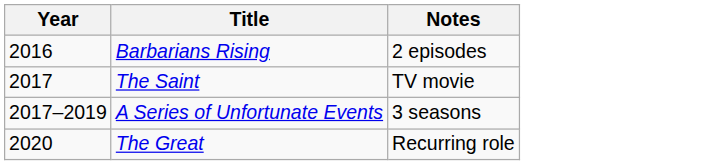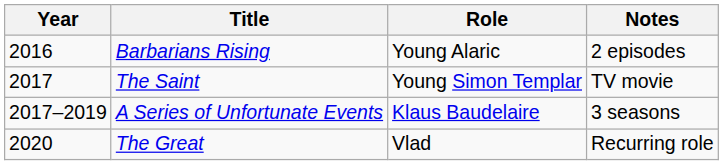+ column: (487, 19)
